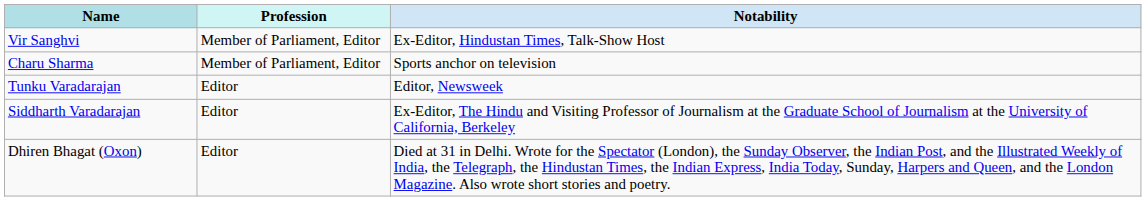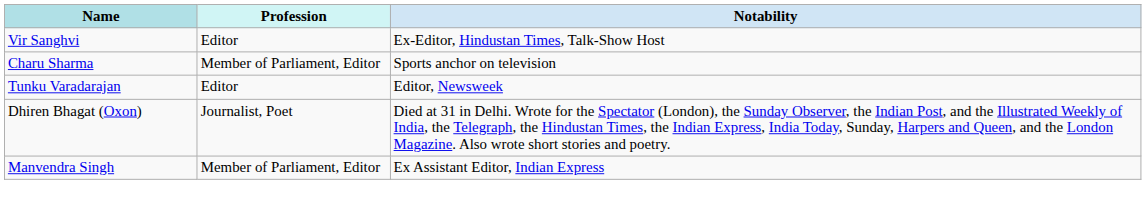(290, 39) Member of Parliament, Editor -> (219, 39) Editor
- row: (74, 110)
(219, 151) Editor -> (247, 110) Journalist, Poet
+ row: (61, 167)
